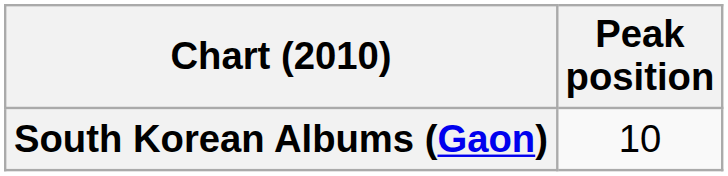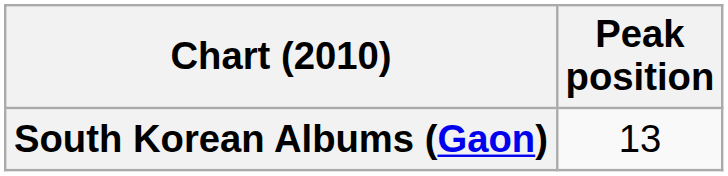(640, 138) 10 -> (640, 138) 13
